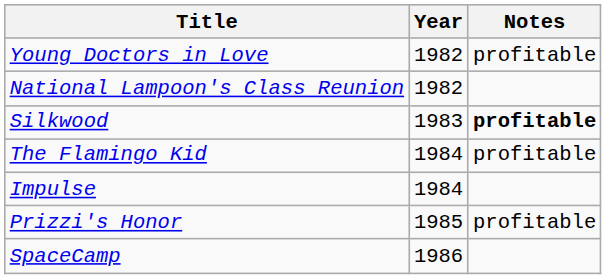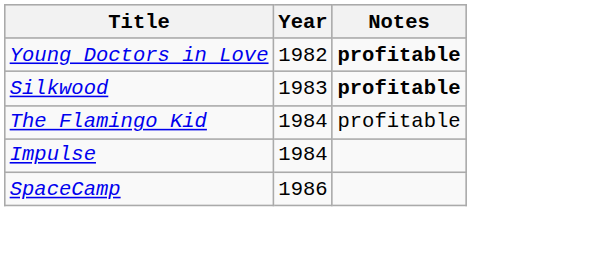(535, 55) normal -> (399, 55) bold
- row: (207, 88)
- row: (96, 222)
